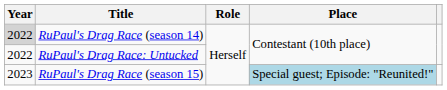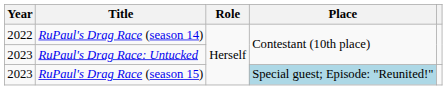(20, 34) lightgrey background -> (20, 34) no background
(20, 54) 2022 -> (20, 54) 2023
